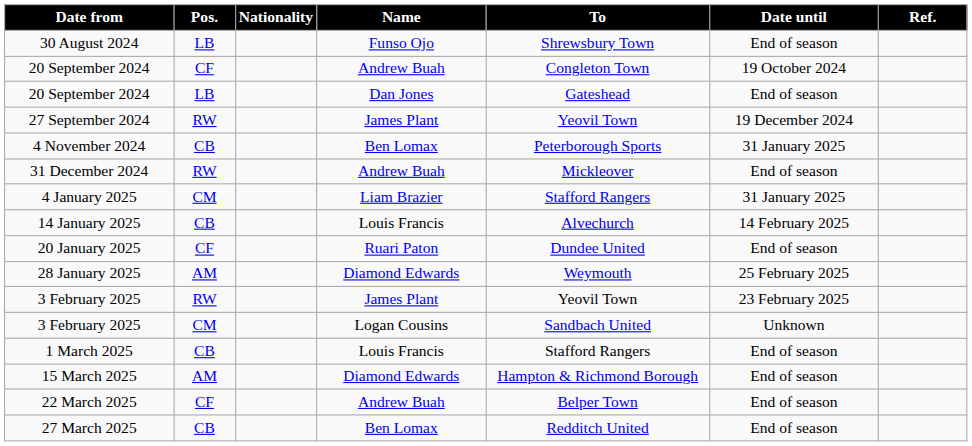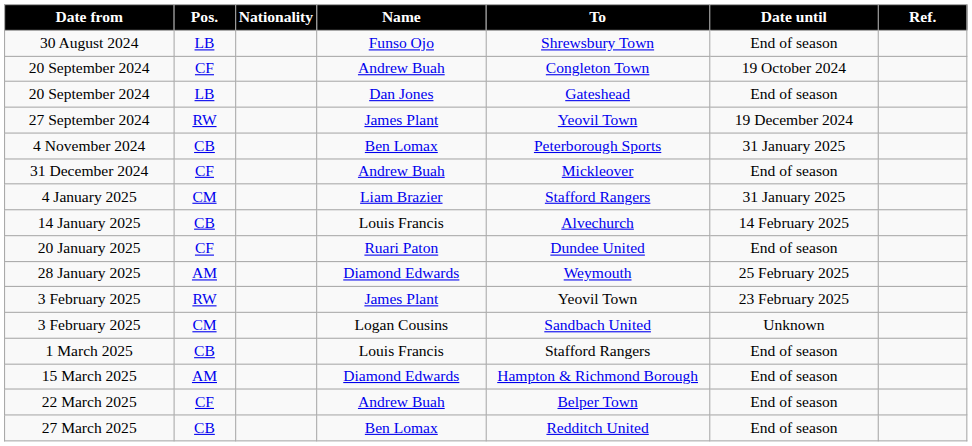(204, 171) RW -> (204, 171) CF
